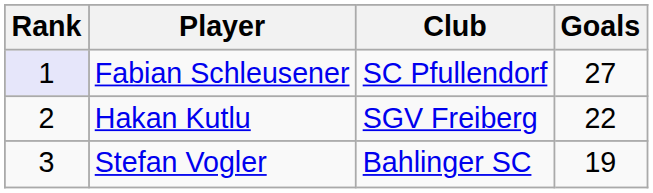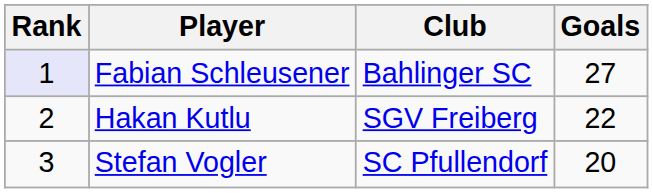(455, 72) SC Pfullendorf -> (447, 72) Bahlinger SC
(447, 163) Bahlinger SC -> (455, 163) SC Pfullendorf
(600, 163) 19 -> (600, 163) 20
